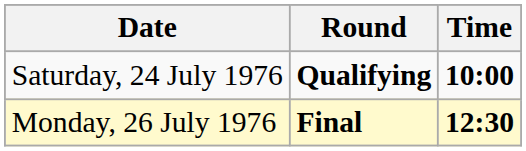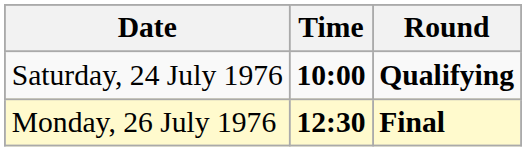columns swapped: (479, 27) <-> (364, 27)
